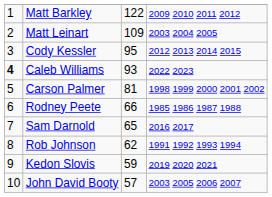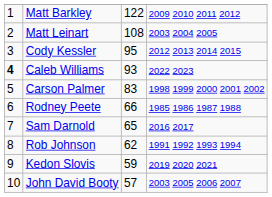(134, 32) 109 -> (134, 32) 108
(131, 88) 81 -> (131, 88) 83
